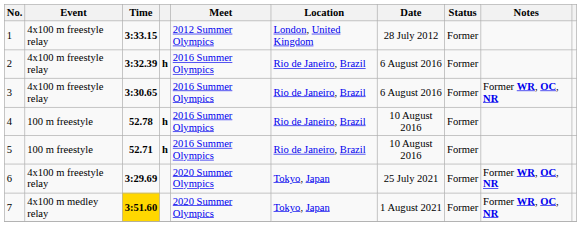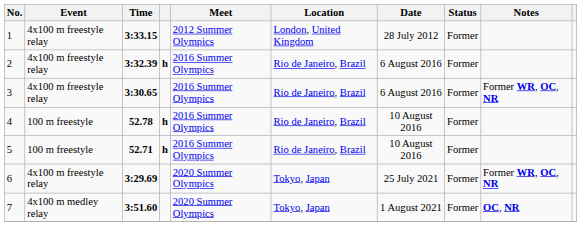(141, 207) gold background -> (141, 207) no background
(521, 207) Former WR, OC, NR -> (501, 207) OC, NR
